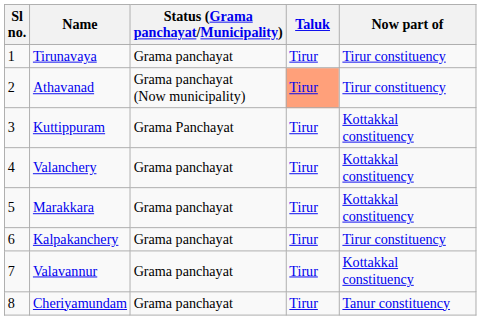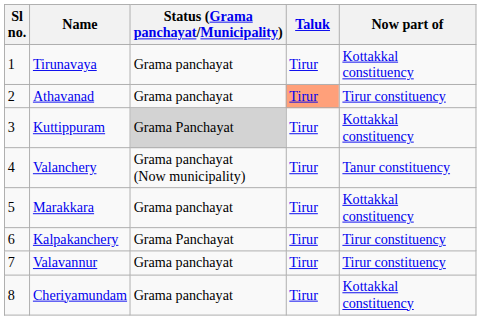(394, 56) Tirur constituency -> (378, 64) Kottakkal constituency
(190, 88) Grama panchayat (Now municipality) -> (183, 96) Grama panchayat
(184, 128) no background -> (184, 128) lightgrey background
(183, 168) Grama panchayat -> (190, 168) Grama panchayat (Now municipality)
(378, 168) Kottakkal constituency -> (396, 168) Tanur constituency
(183, 239) Grama panchayat -> (184, 239) Grama Panchayat
(378, 271) Kottakkal constituency -> (394, 263) Tirur constituency
(396, 303) Tanur constituency -> (378, 294) Kottakkal constituency
